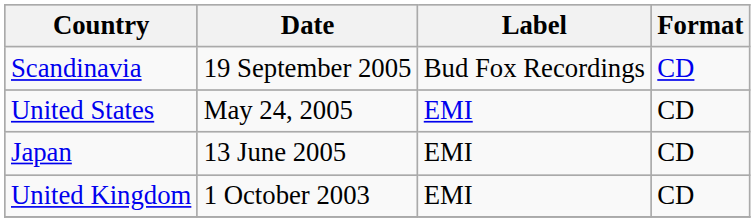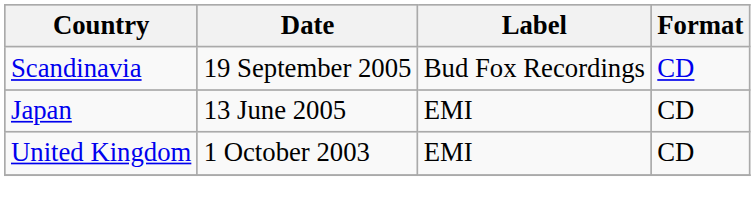- row: (83, 110)
